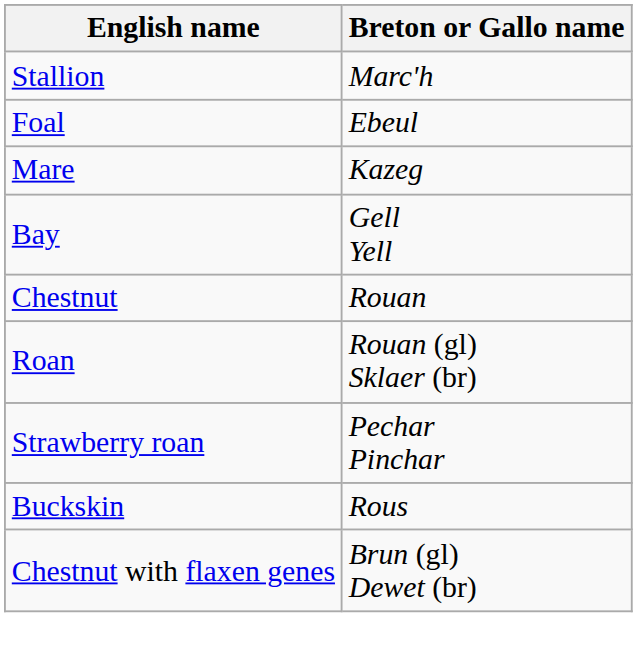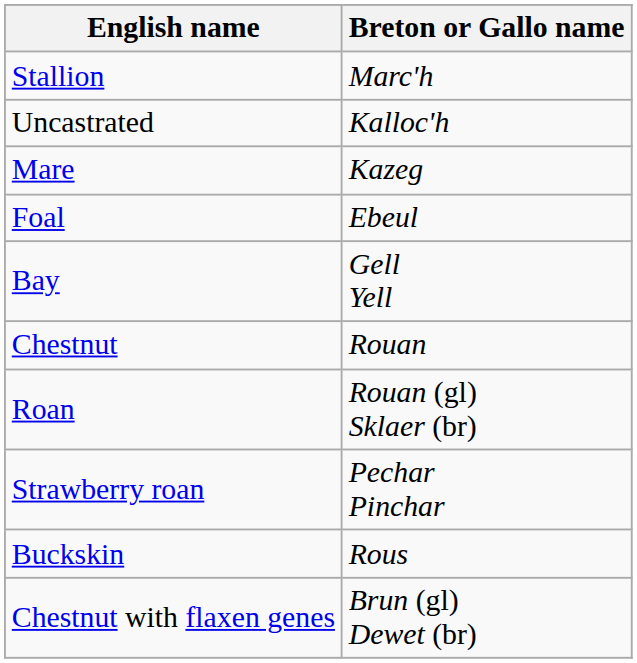+ row: (83, 122)
rows swapped: (43, 169) <-> (38, 122)
